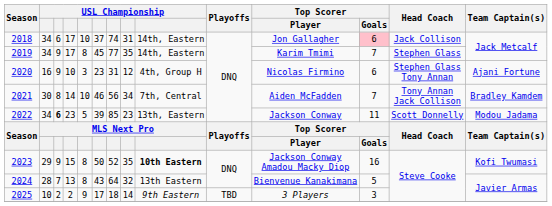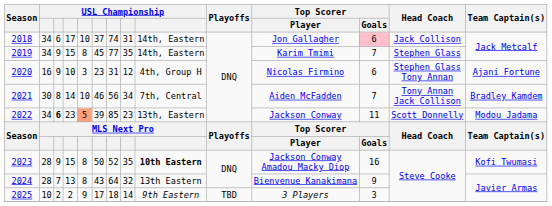(70, 53) 17 -> (70, 53) 15
(85, 115) no background -> (85, 115) lightsalmon background
(47, 162) 29 -> (47, 162) 28
(374, 181) 5 -> (374, 181) 9
